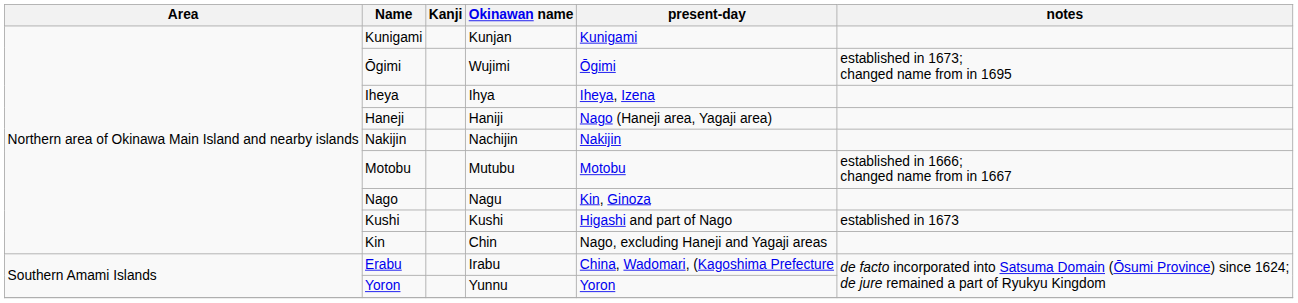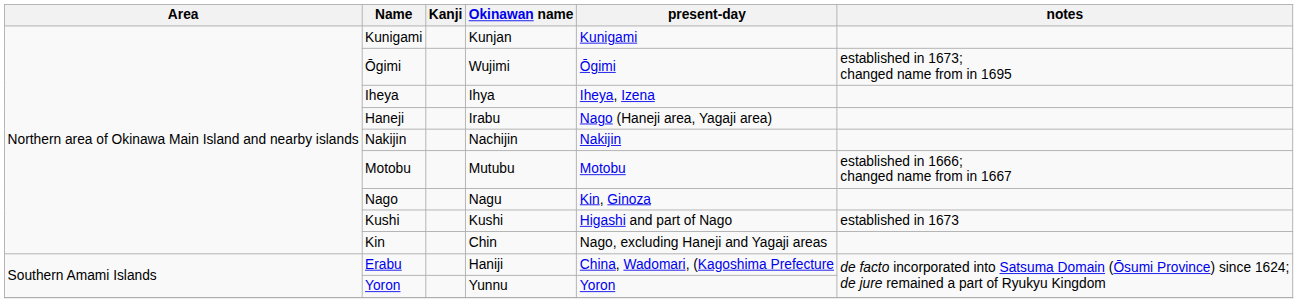(486, 118) Haniji -> (484, 118) Irabu
(484, 264) Irabu -> (486, 264) Haniji
